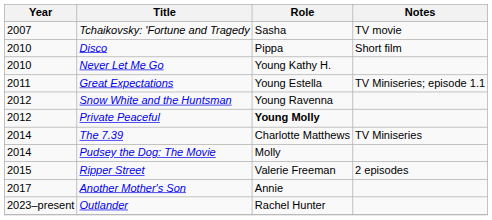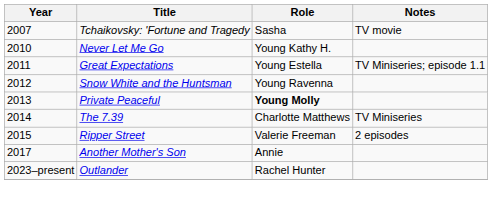- row: (93, 48)
(19, 118) 2012 -> (19, 100) 2013
- row: (148, 153)
